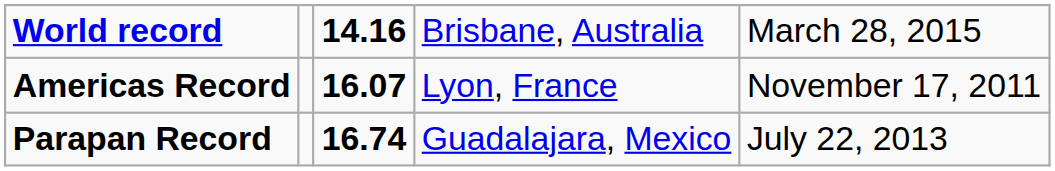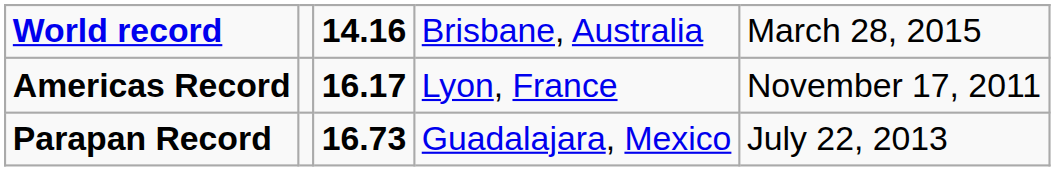(364, 84) 16.07 -> (364, 84) 16.17
(364, 138) 16.74 -> (364, 138) 16.73
